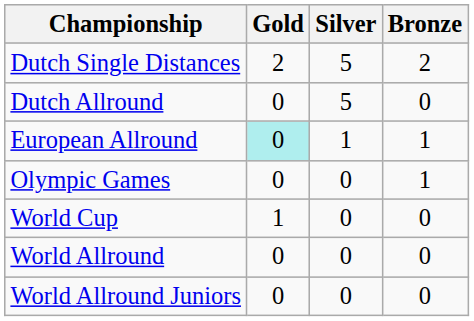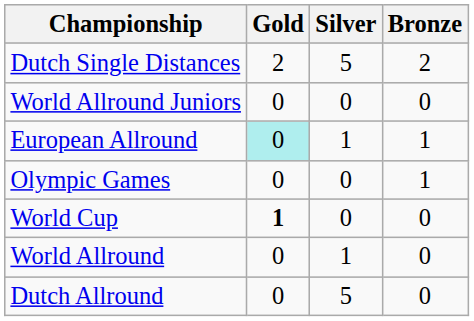rows swapped: (87, 101) <-> (126, 295)
(278, 218) normal -> (278, 218) bold
(346, 256) 0 -> (346, 256) 1
